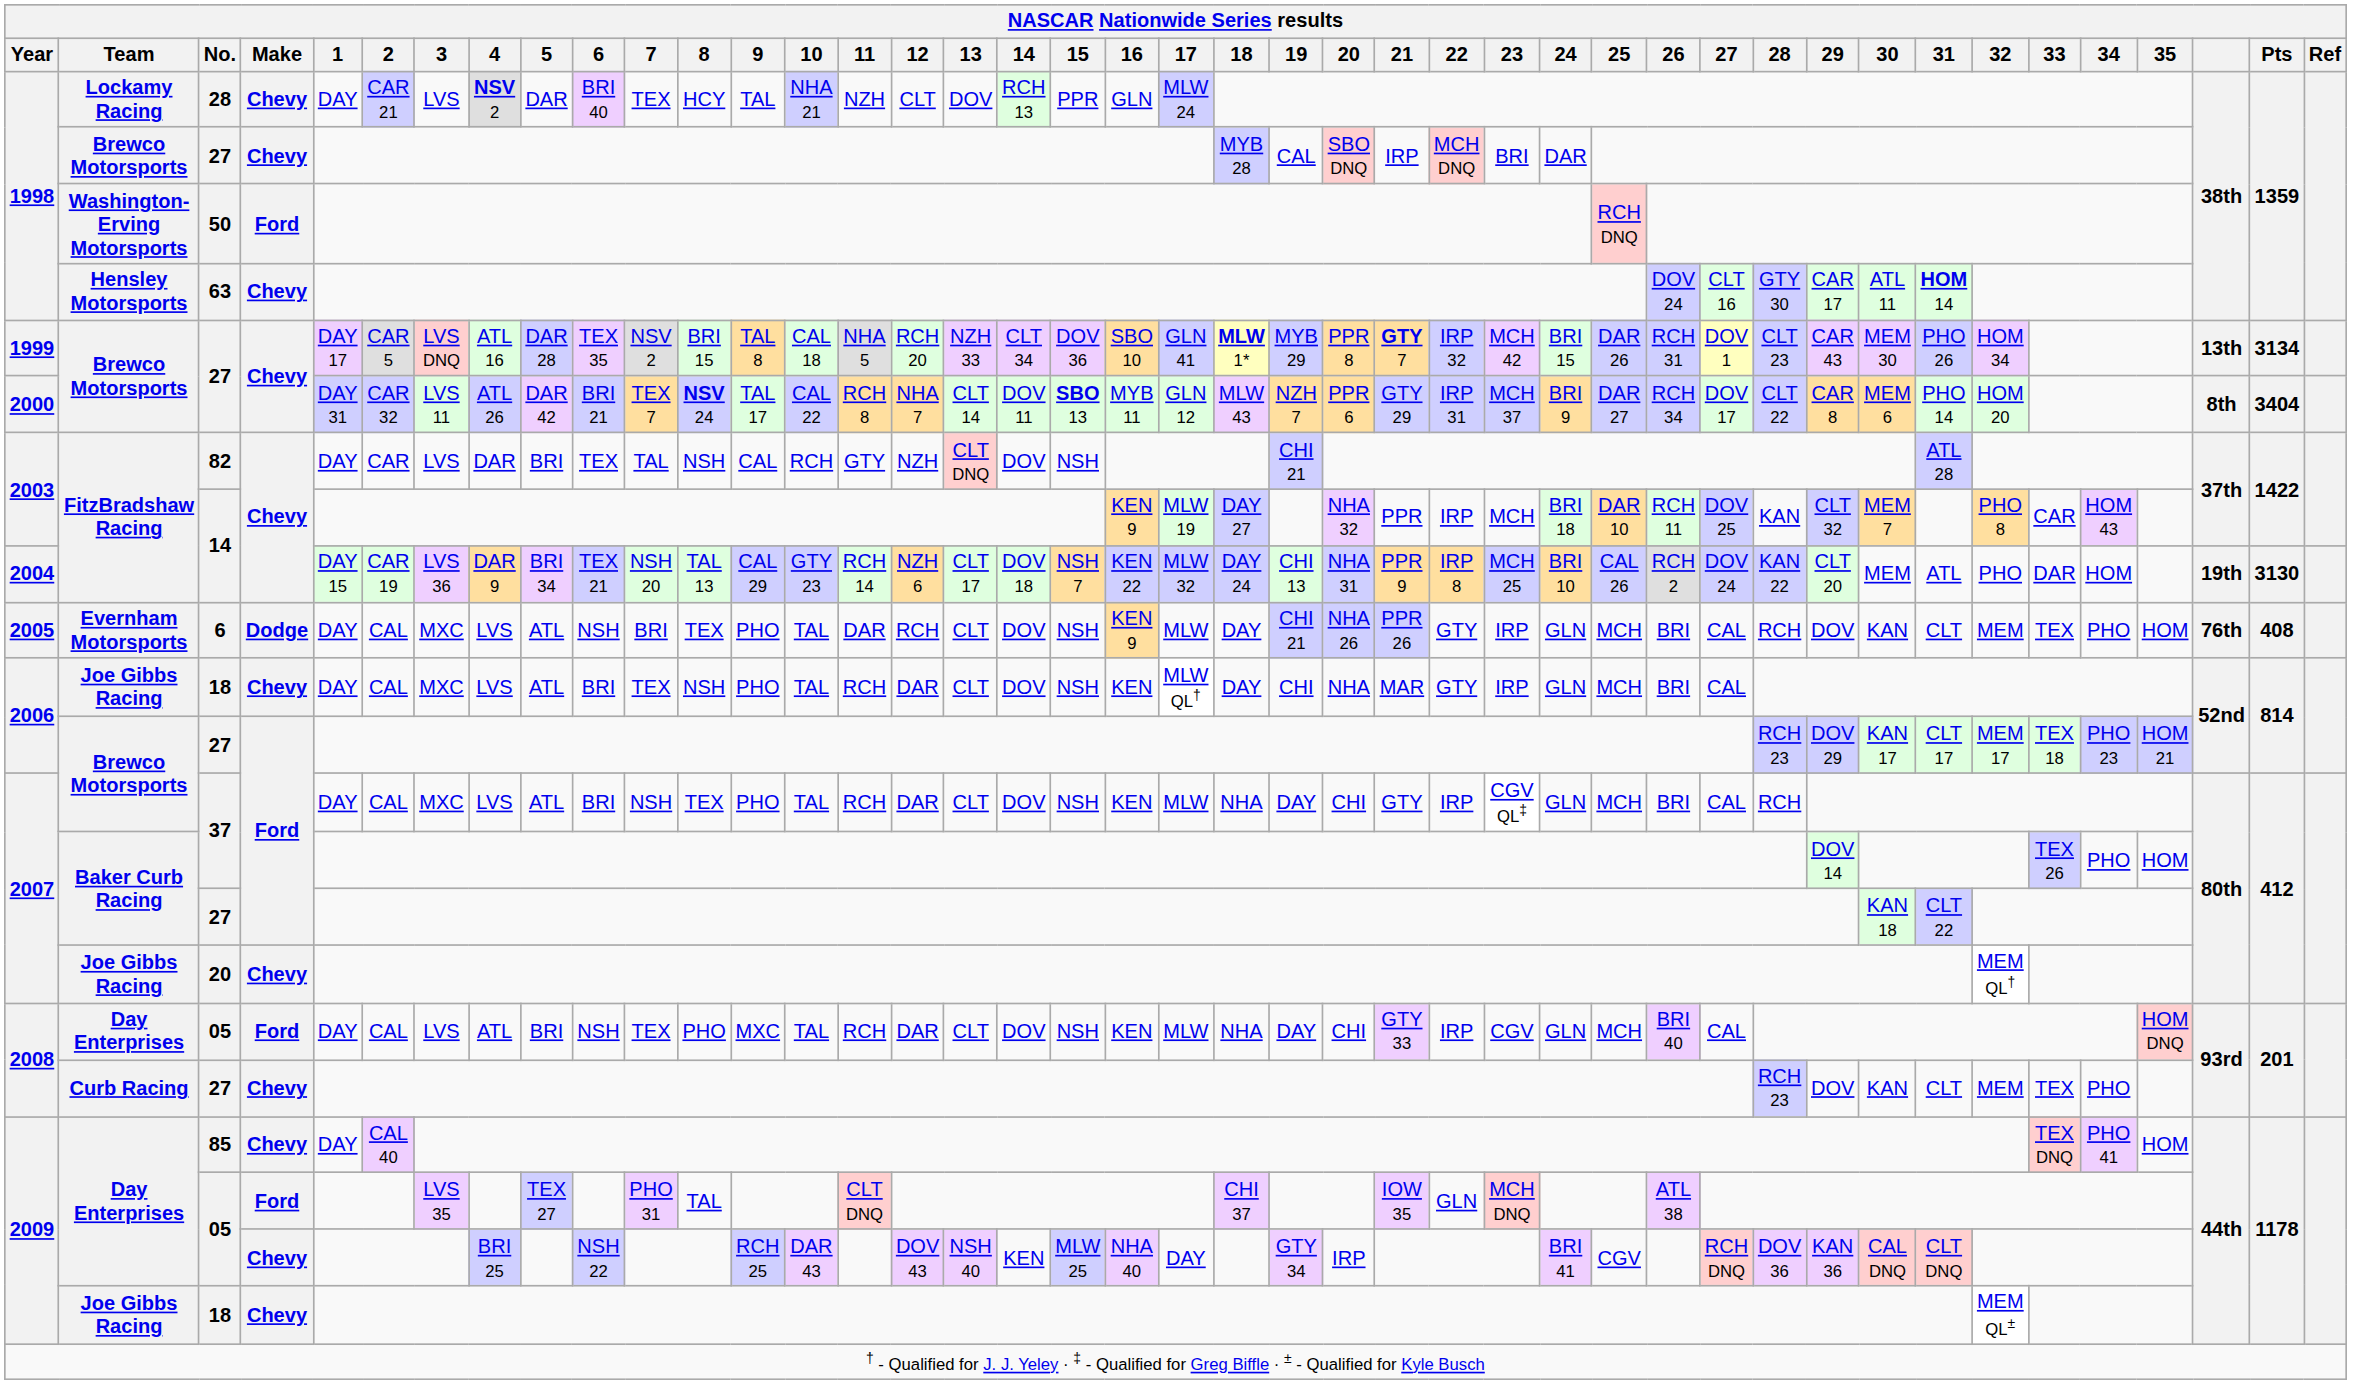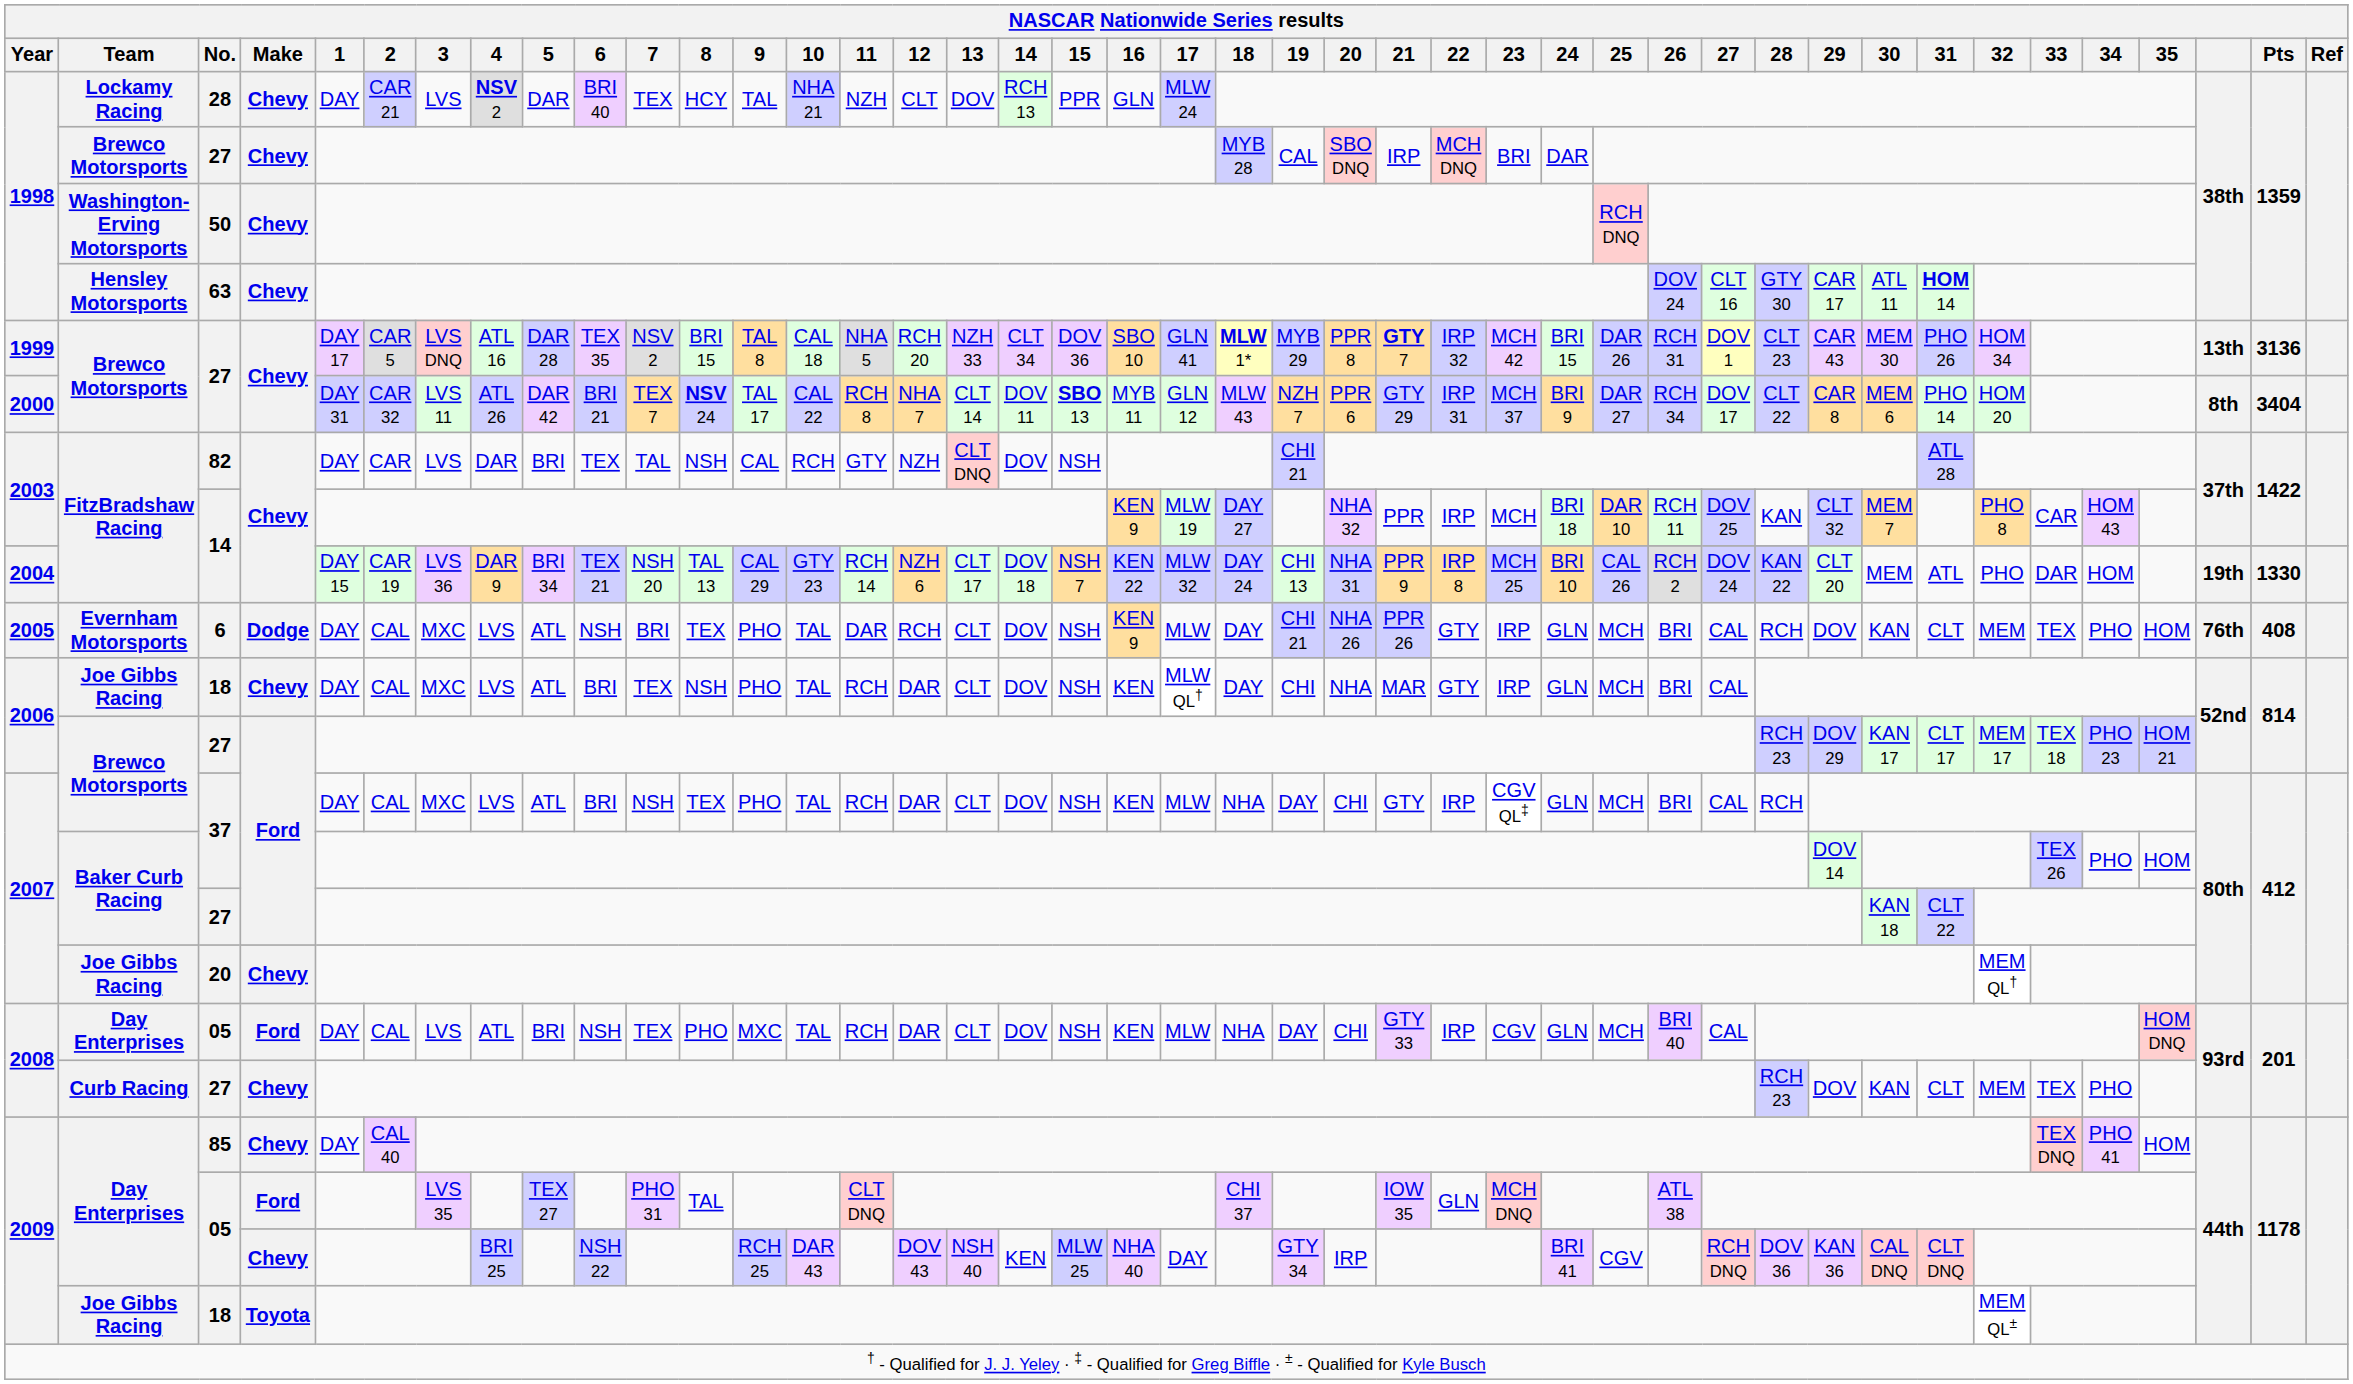(277, 224) Ford -> (278, 224) Chevy
(2277, 348) 3134 -> (2279, 348) 3136
(2277, 574) 3130 -> (2279, 574) 1330
(277, 1315) Chevy -> (278, 1315) Toyota
